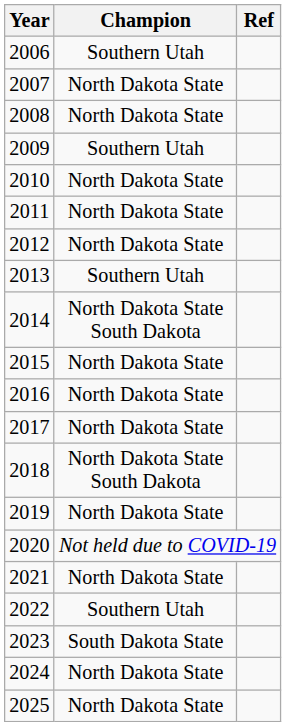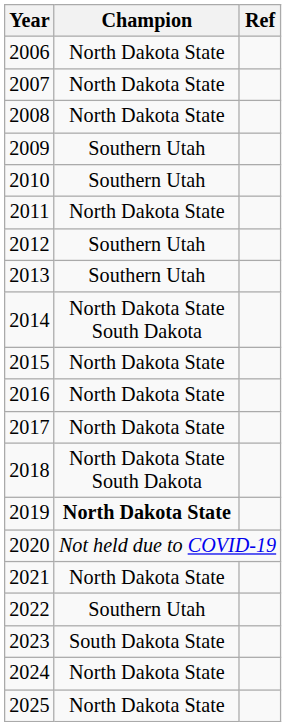(146, 52) Southern Utah -> (147, 52) North Dakota State
(146, 180) North Dakota State -> (147, 180) Southern Utah
(146, 244) North Dakota State -> (147, 244) Southern Utah
(146, 513) normal -> (147, 513) bold
